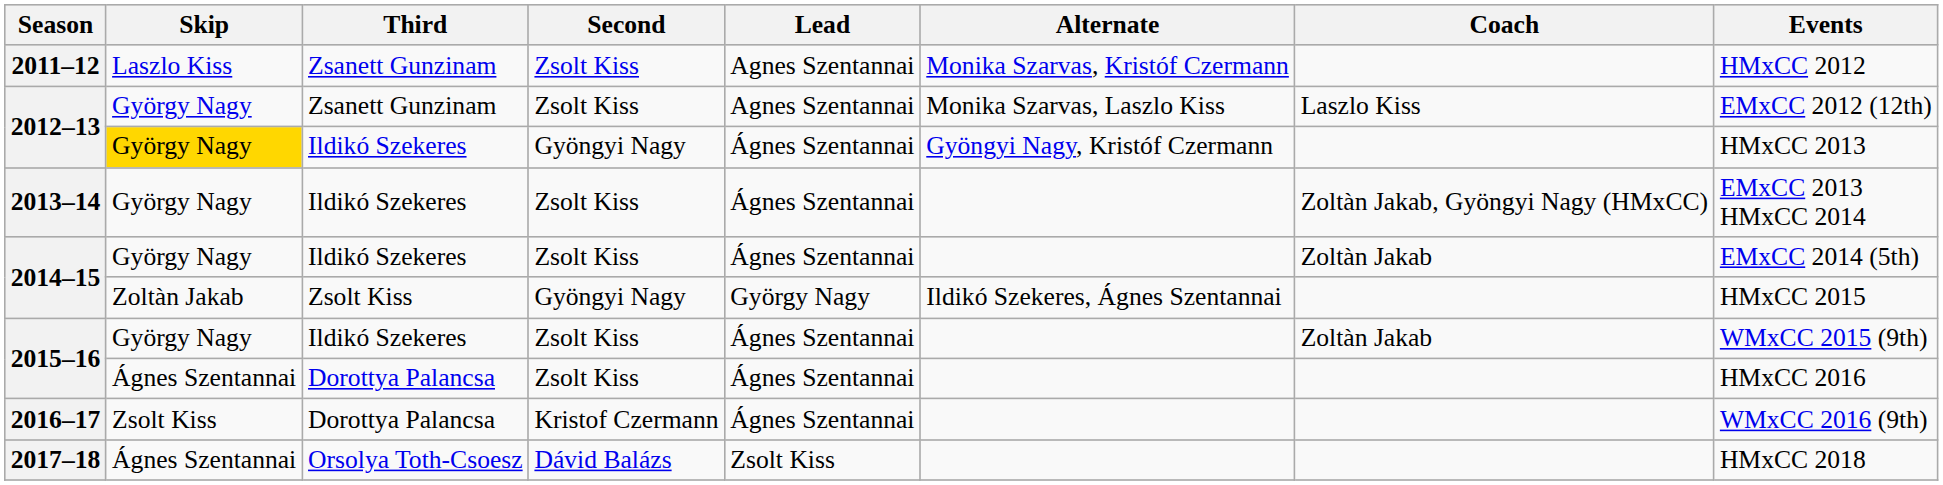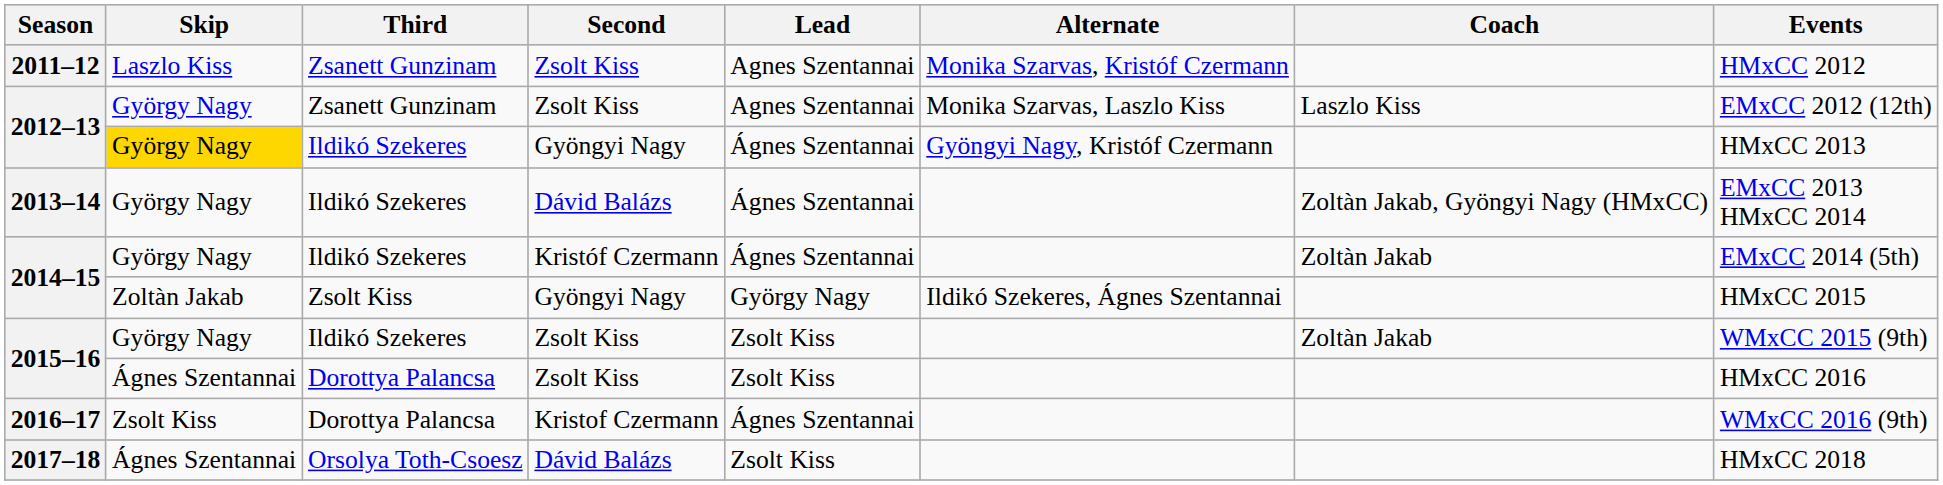(587, 201) Zsolt Kiss -> (603, 201) Dávid Balázs
(587, 256) Zsolt Kiss -> (626, 256) Kristóf Czermann
(822, 337) Ágnes Szentannai -> (783, 337) Zsolt Kiss
(822, 378) Ágnes Szentannai -> (783, 378) Zsolt Kiss
